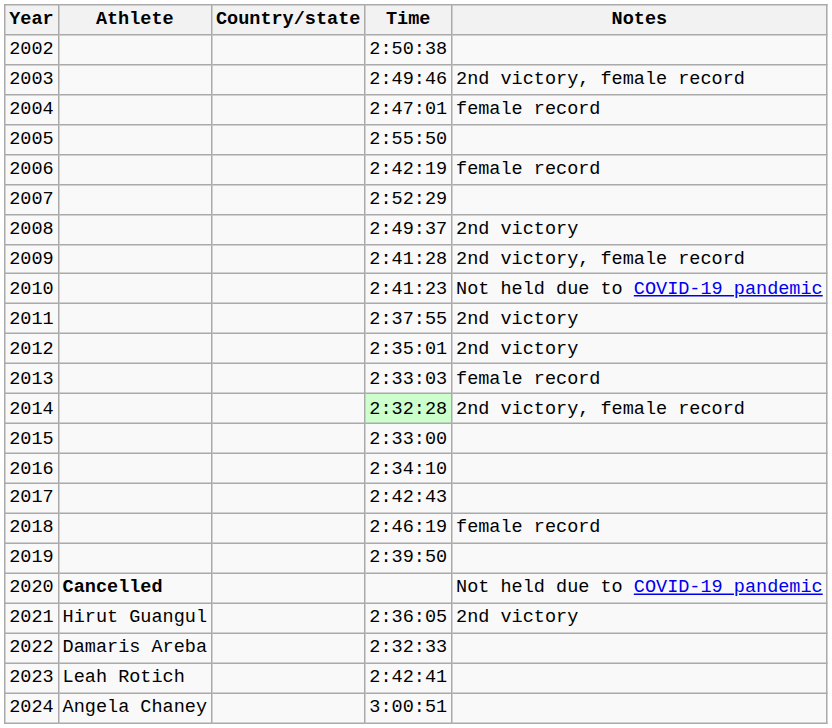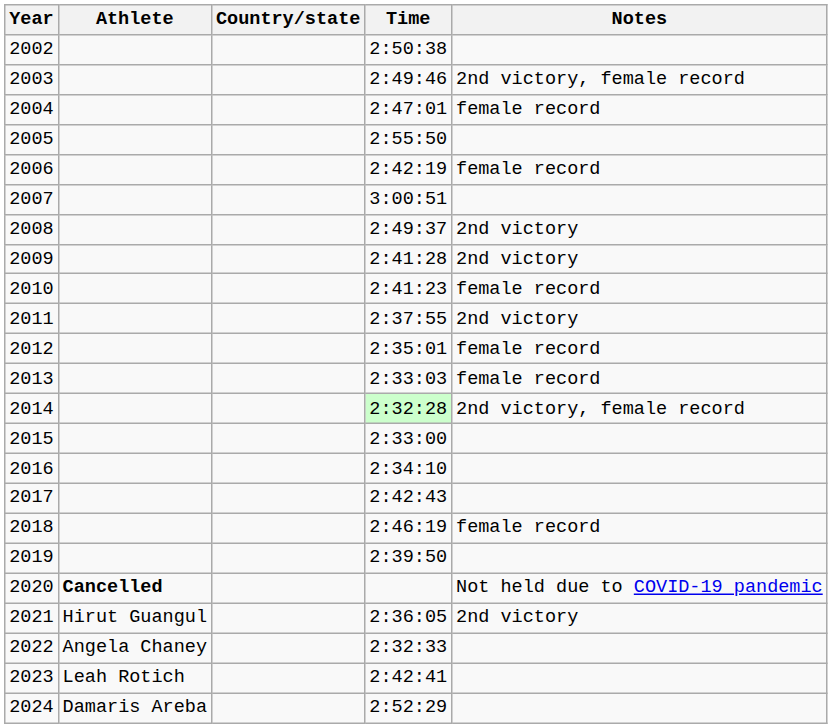(408, 199) 2:52:29 -> (408, 199) 3:00:51
(600, 259) 2nd victory, female record -> (517, 259) 2nd victory
(639, 289) Not held due to COVID-19 pandemic -> (528, 289) female record
(517, 349) 2nd victory -> (528, 349) female record
(135, 648) Damaris Areba -> (135, 648) Angela Chaney
(135, 708) Angela Chaney -> (135, 708) Damaris Areba
(408, 708) 3:00:51 -> (408, 708) 2:52:29
